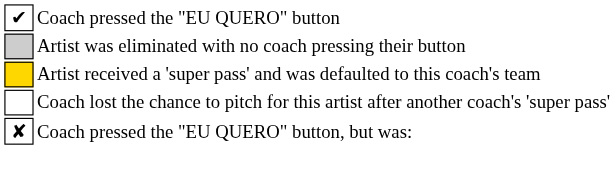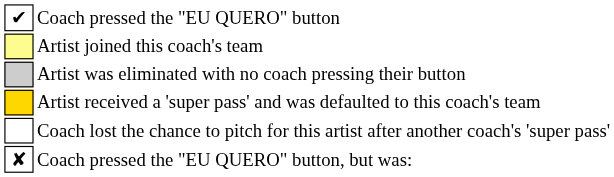+ row: (150, 46)
